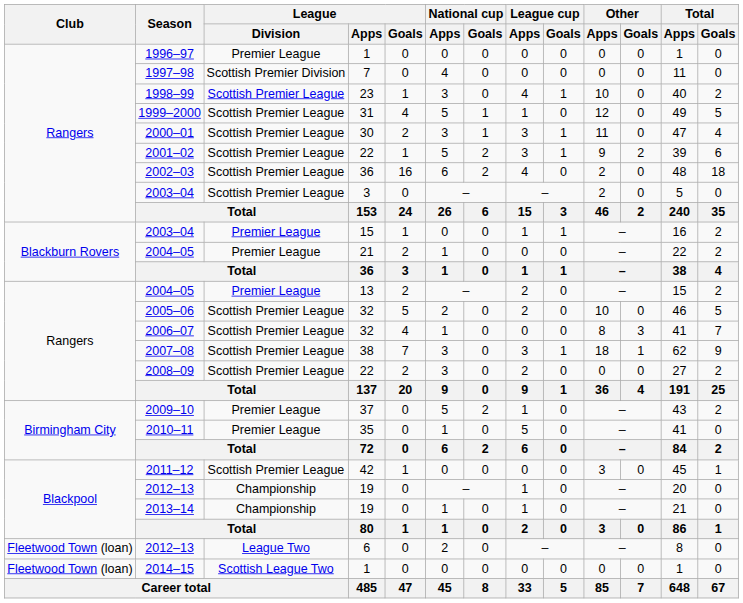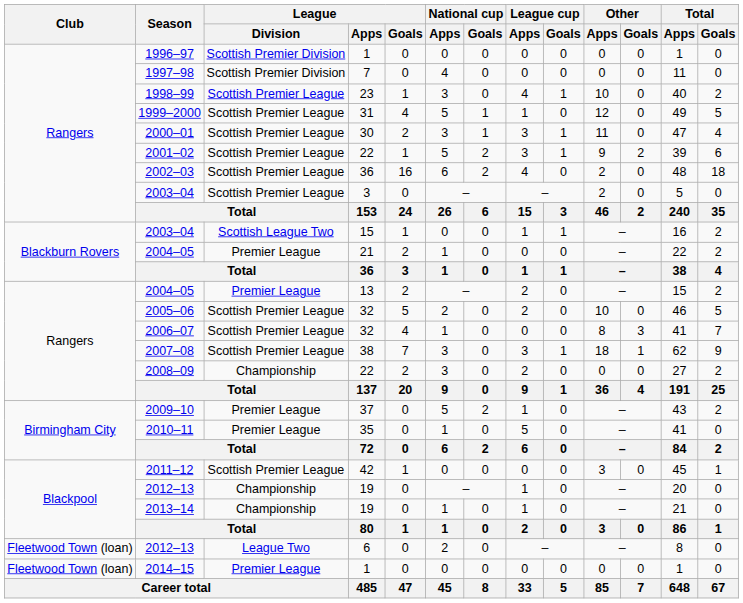(276, 53) Premier League -> (276, 53) Scottish Premier Division
(276, 232) Premier League -> (276, 232) Scottish League Two
(276, 370) Scottish Premier League -> (276, 370) Championship
(276, 568) Scottish League Two -> (276, 568) Premier League
